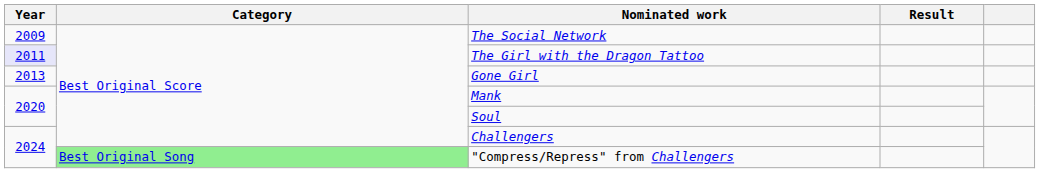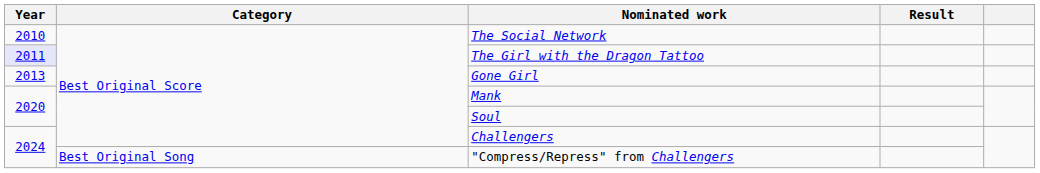(30, 35) 2009 -> (30, 35) 2010
(127, 157) lightgreen background -> (127, 157) no background
